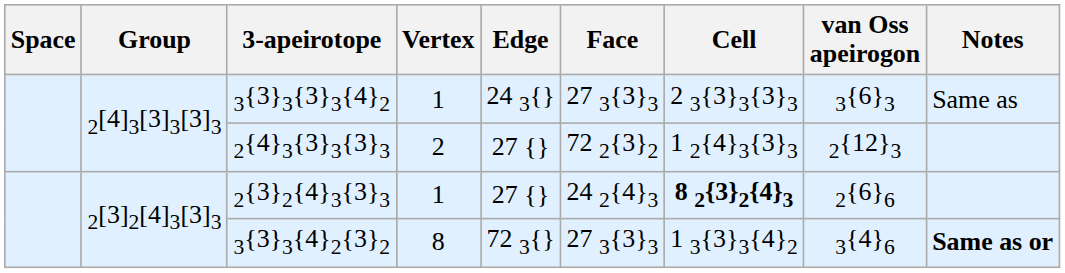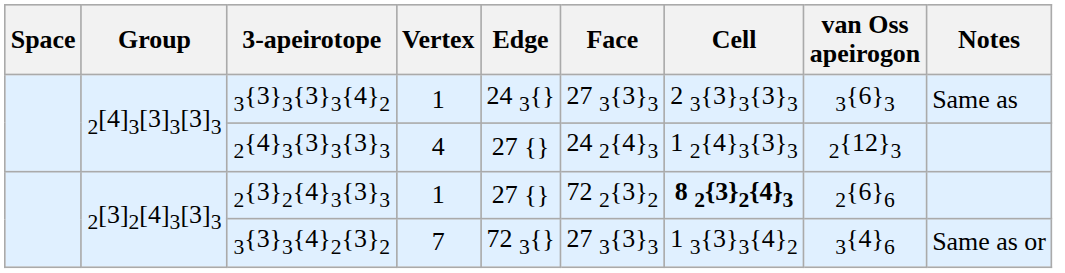(438, 146) 2 -> (438, 146) 4
(612, 146) 72 2{3}2 -> (612, 146) 24 2{4}3
(612, 194) 24 2{4}3 -> (612, 194) 72 2{3}2
(438, 242) 8 -> (438, 242) 7
(993, 242) bold -> (989, 242) normal
